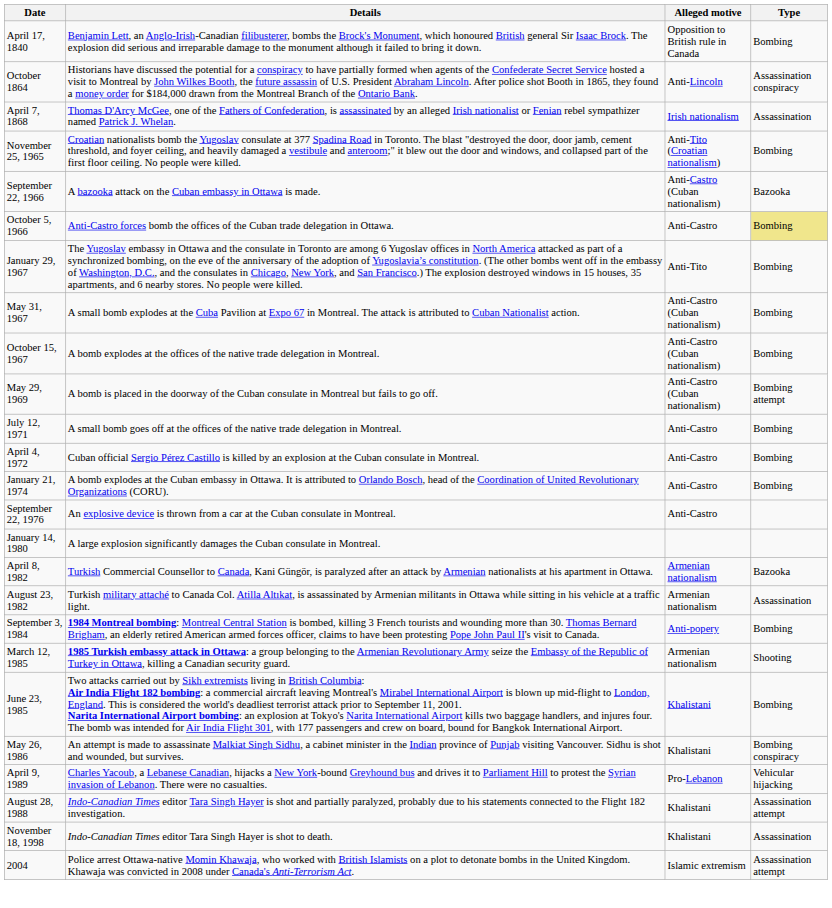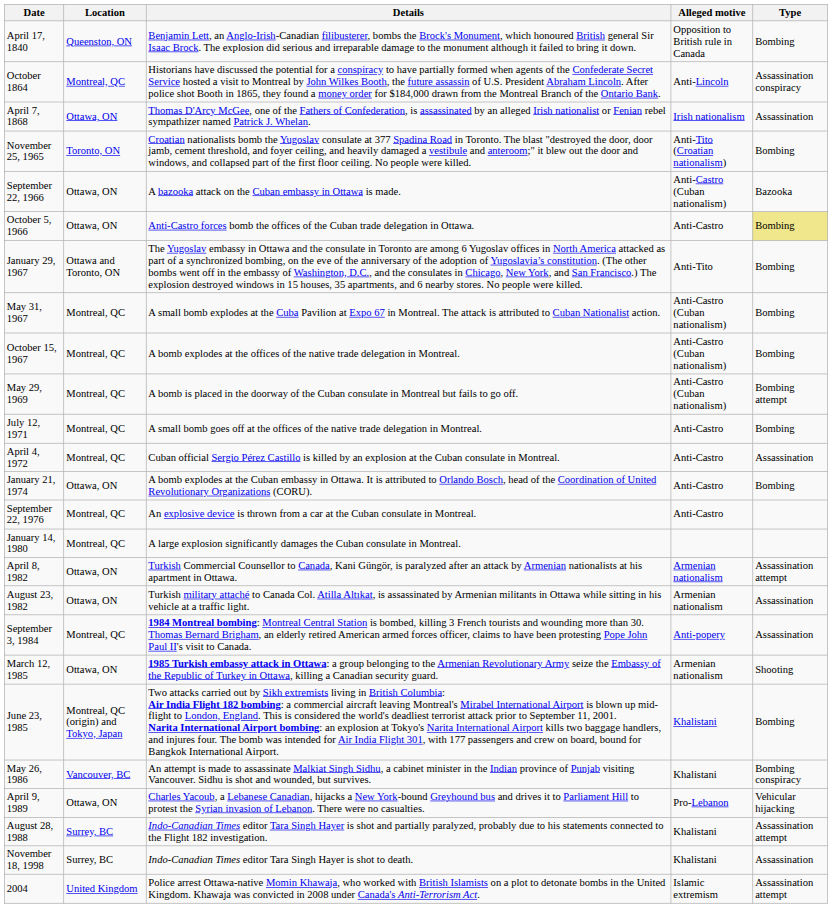+ column: (105, 12)
(773, 457) Bombing -> (784, 457) Assassination
(772, 571) Bazooka -> (784, 571) Assassination attempt
(773, 629) Bombing -> (784, 635) Assassination
